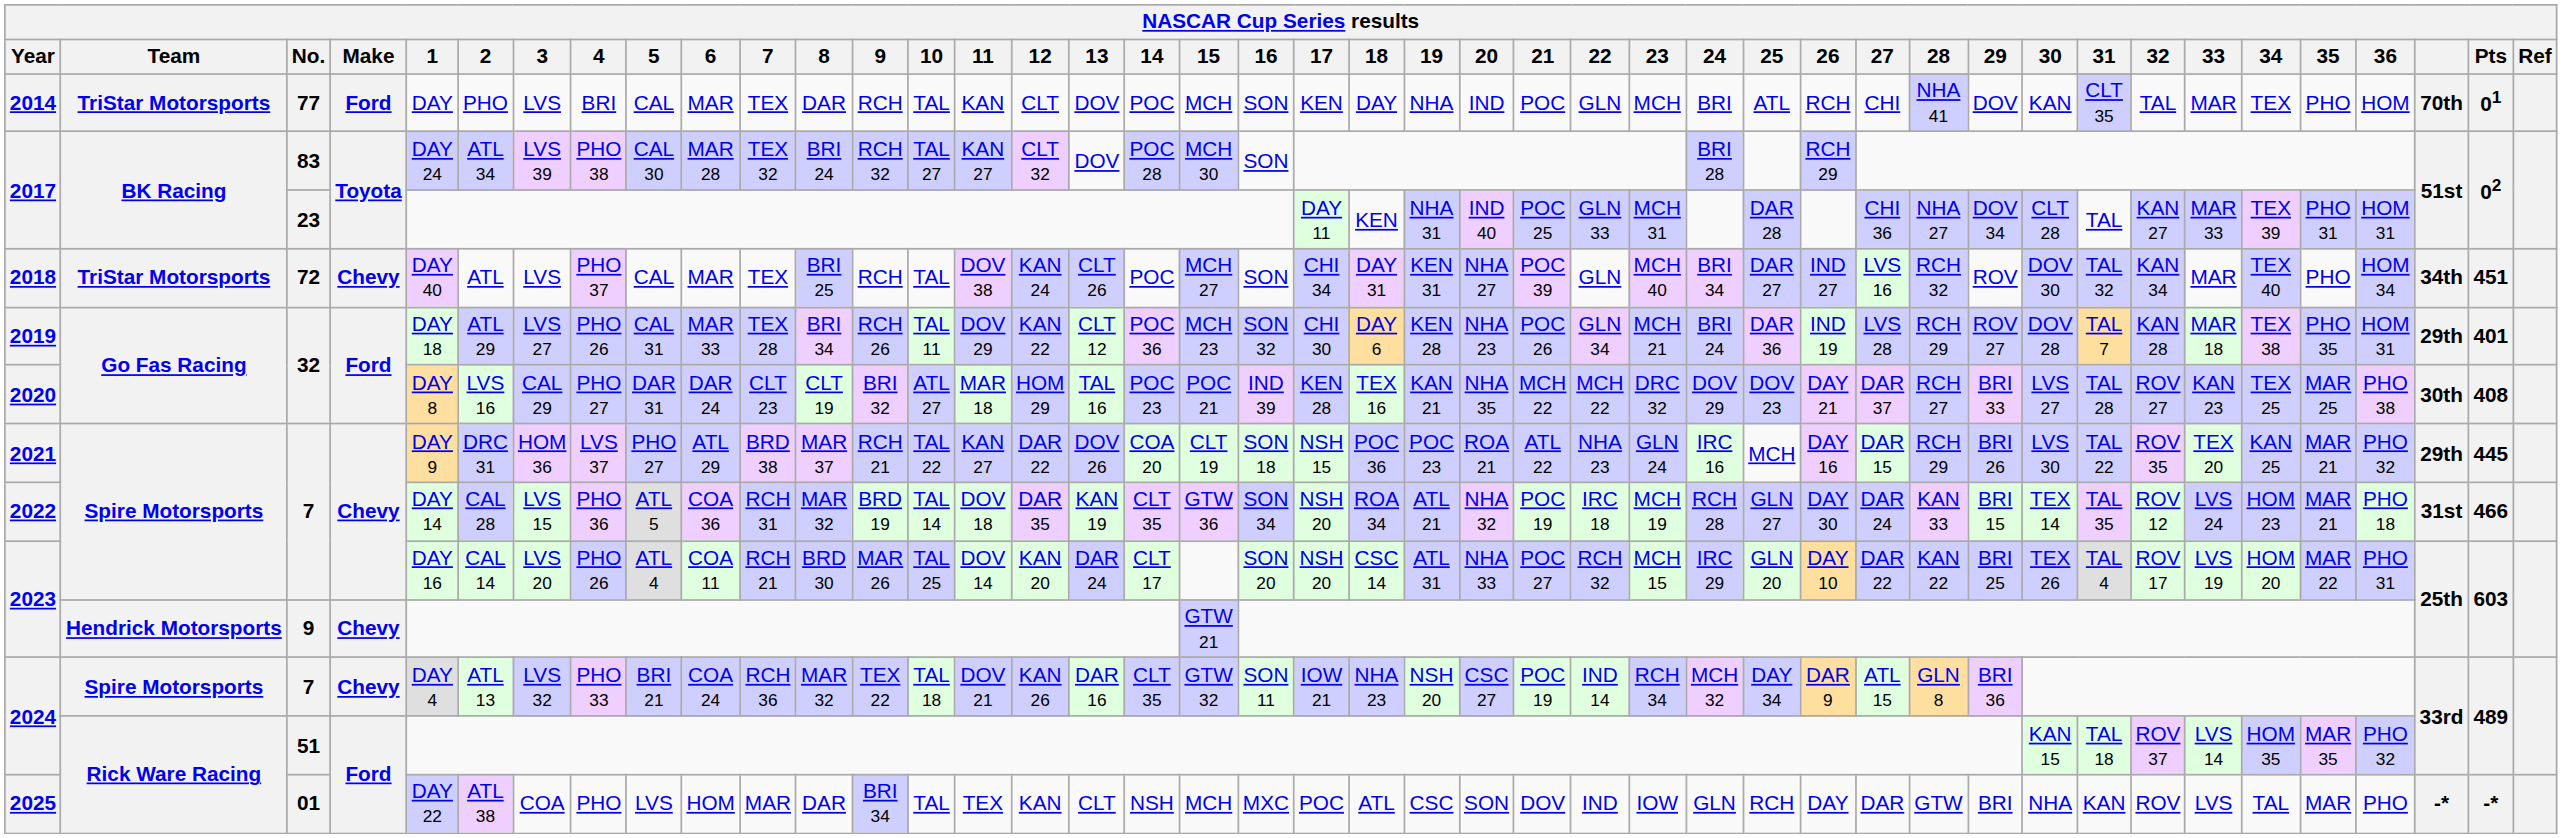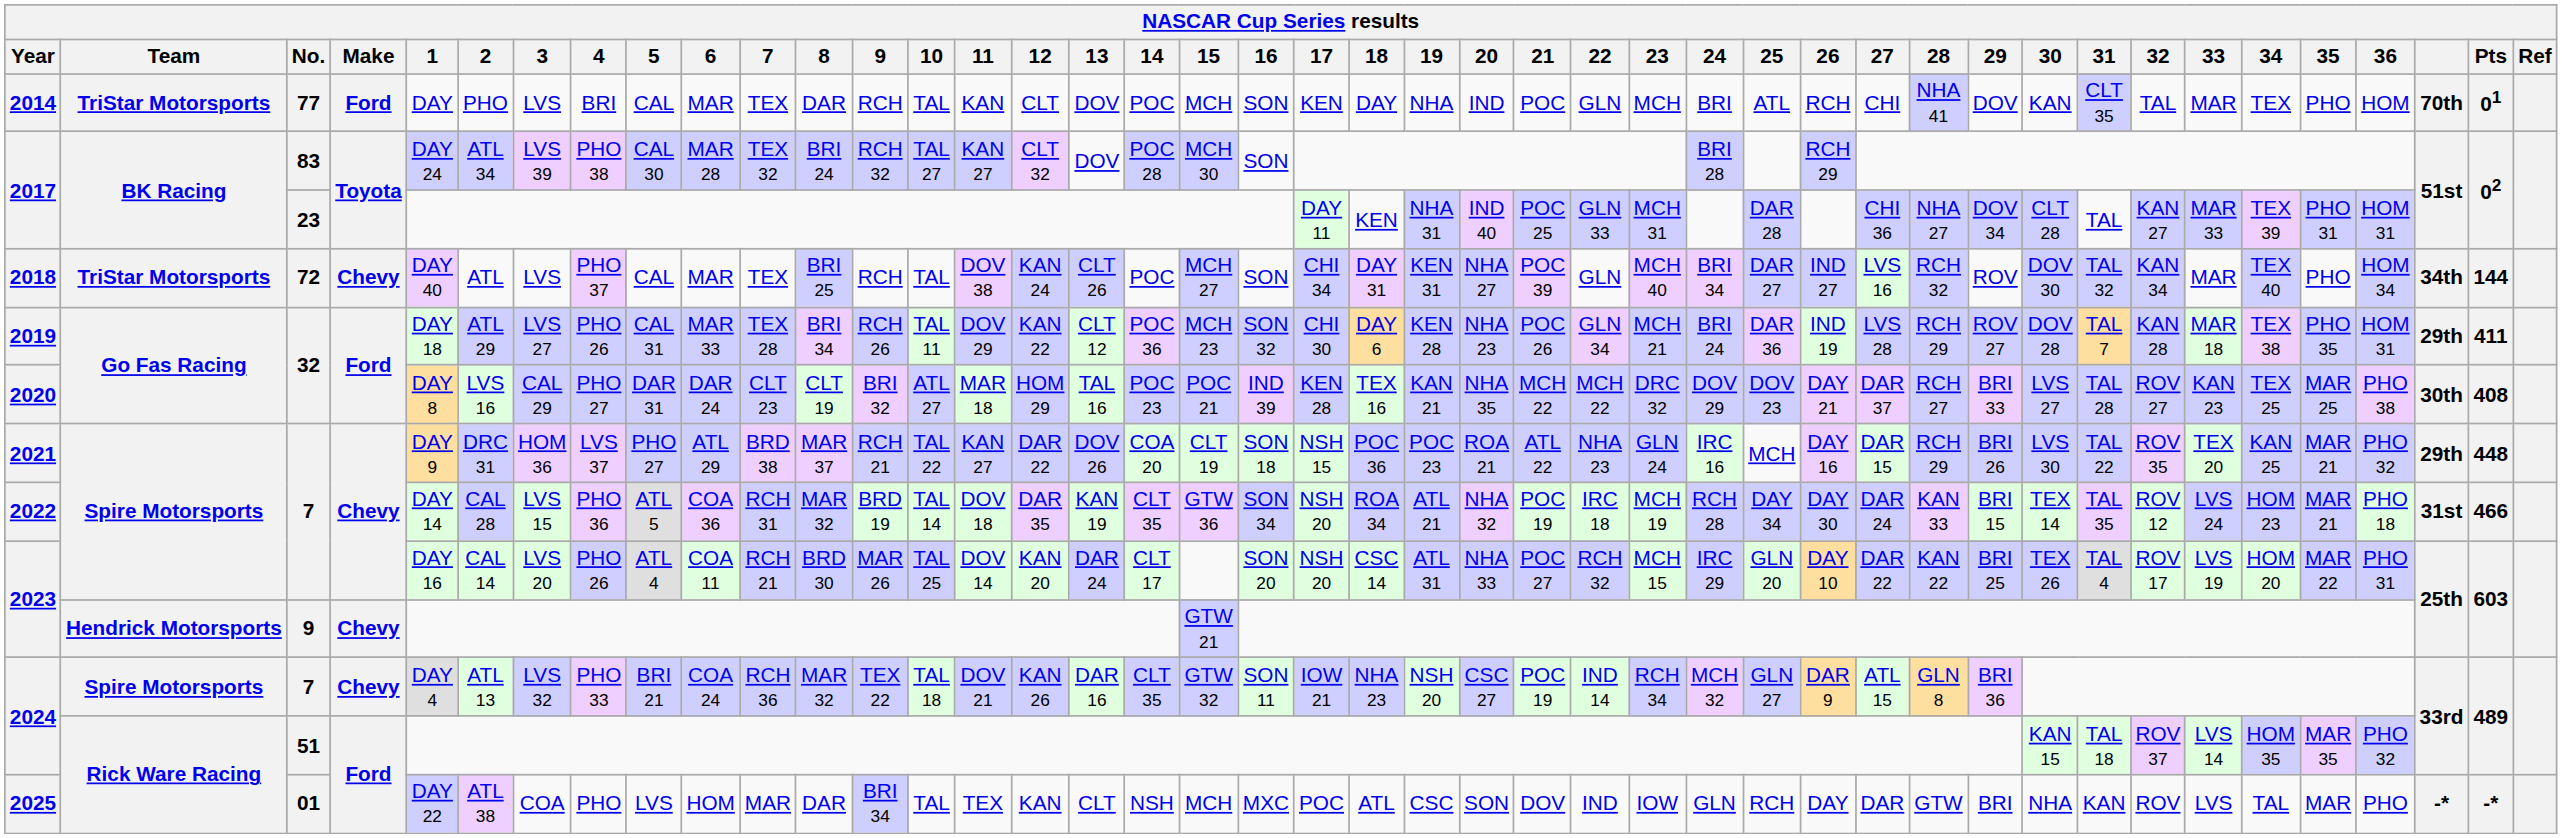(2491, 278) 451 -> (2491, 278) 144
(2491, 336) 401 -> (2491, 336) 411
(2491, 453) 445 -> (2491, 453) 448
(1772, 511) GLN 27 -> (1772, 511) DAY 34
(1772, 686) DAY 34 -> (1772, 686) GLN 27
